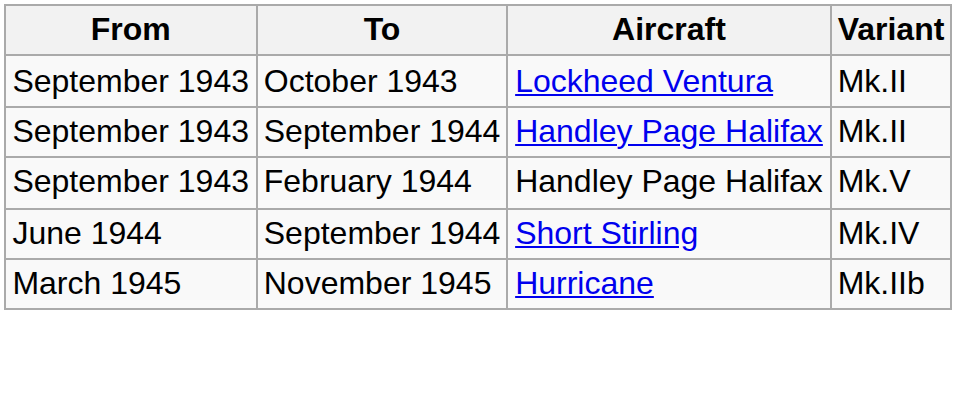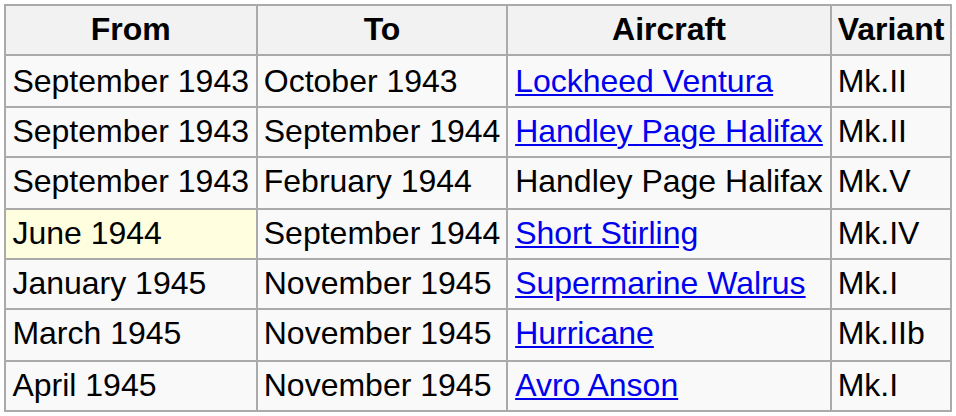(87, 232) no background -> (87, 232) lightyellow background
+ row: (660, 283)
+ row: (597, 385)
